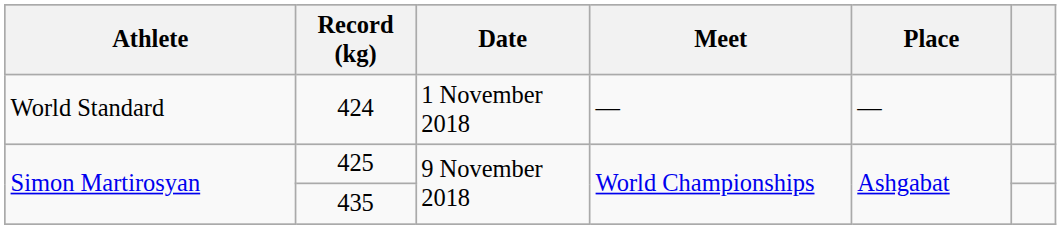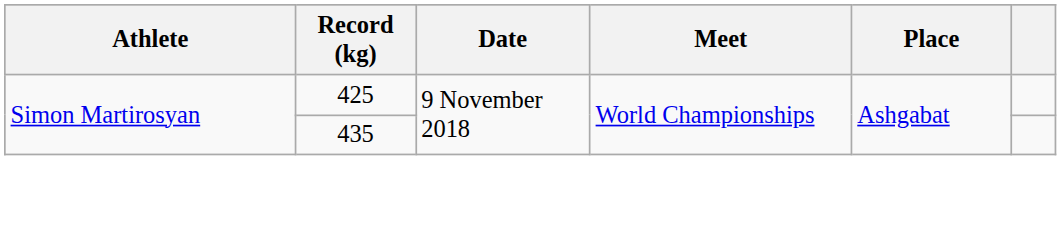- row: (356, 108)
